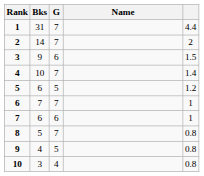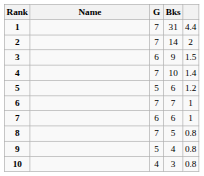columns swapped: (123, 12) <-> (40, 12)
